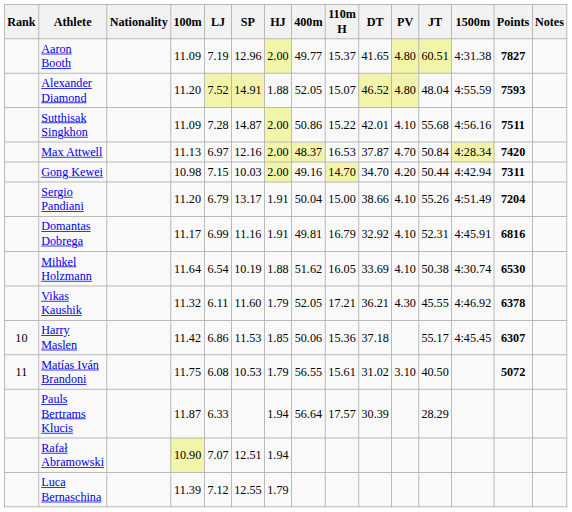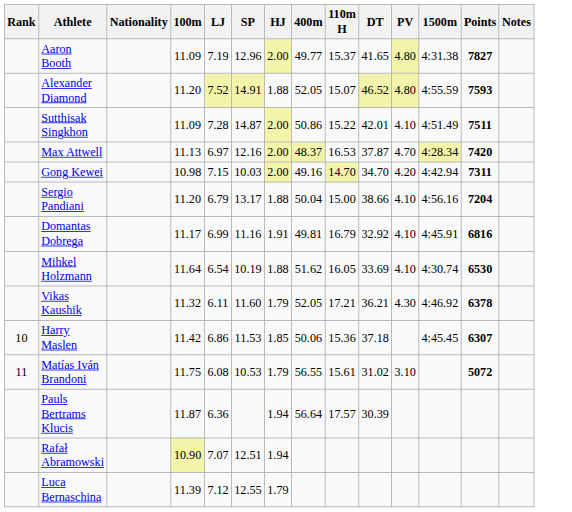- column: (435, 21)
(473, 125) 4:56.16 -> (440, 125) 4:51.49
(278, 199) 1.91 -> (278, 199) 1.88
(473, 199) 4:51.49 -> (440, 199) 4:56.16
(218, 413) 6.33 -> (218, 413) 6.36
